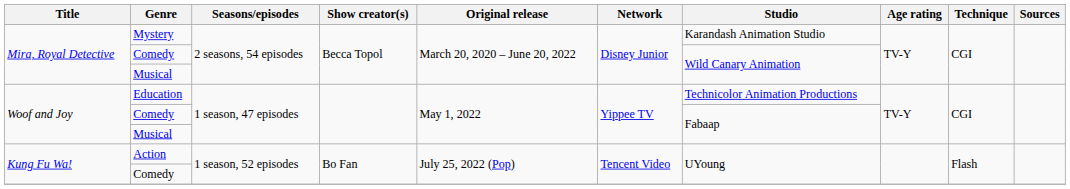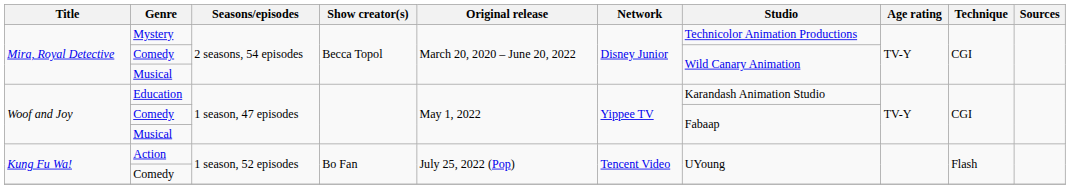(755, 34) Karandash Animation Studio -> (771, 34) Technicolor Animation Productions
(771, 94) Technicolor Animation Productions -> (755, 94) Karandash Animation Studio
